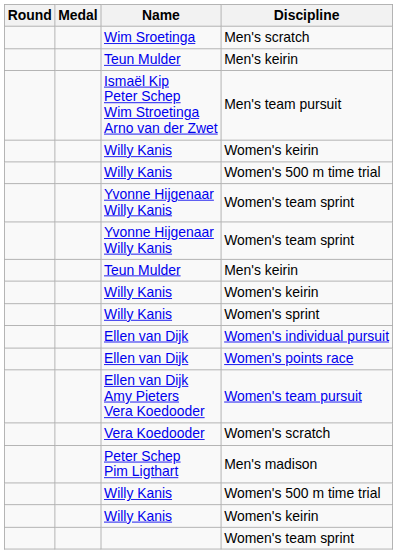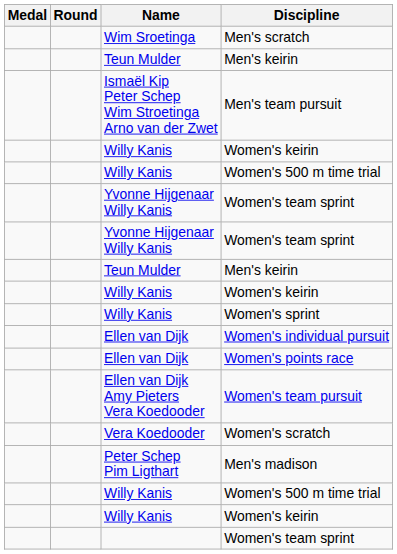columns swapped: (78, 15) <-> (30, 15)
